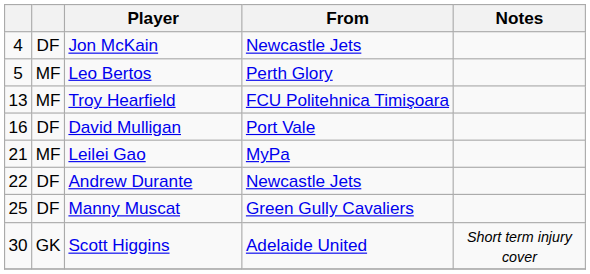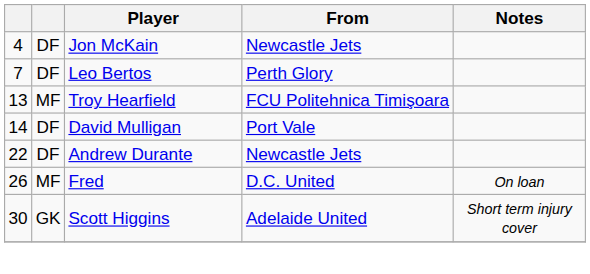(18, 73) 5 -> (18, 73) 7
(48, 73) MF -> (48, 73) DF
(18, 127) 16 -> (18, 127) 14
- row: (107, 154)
- row: (124, 209)
+ row: (86, 181)
